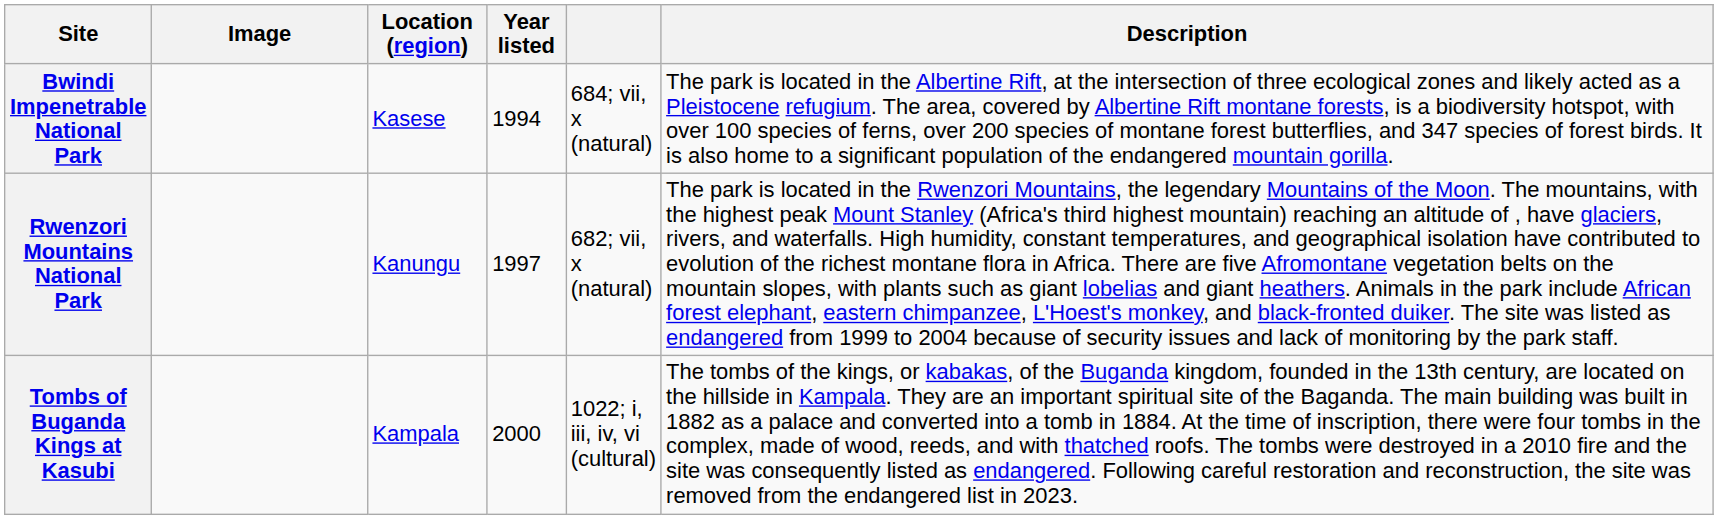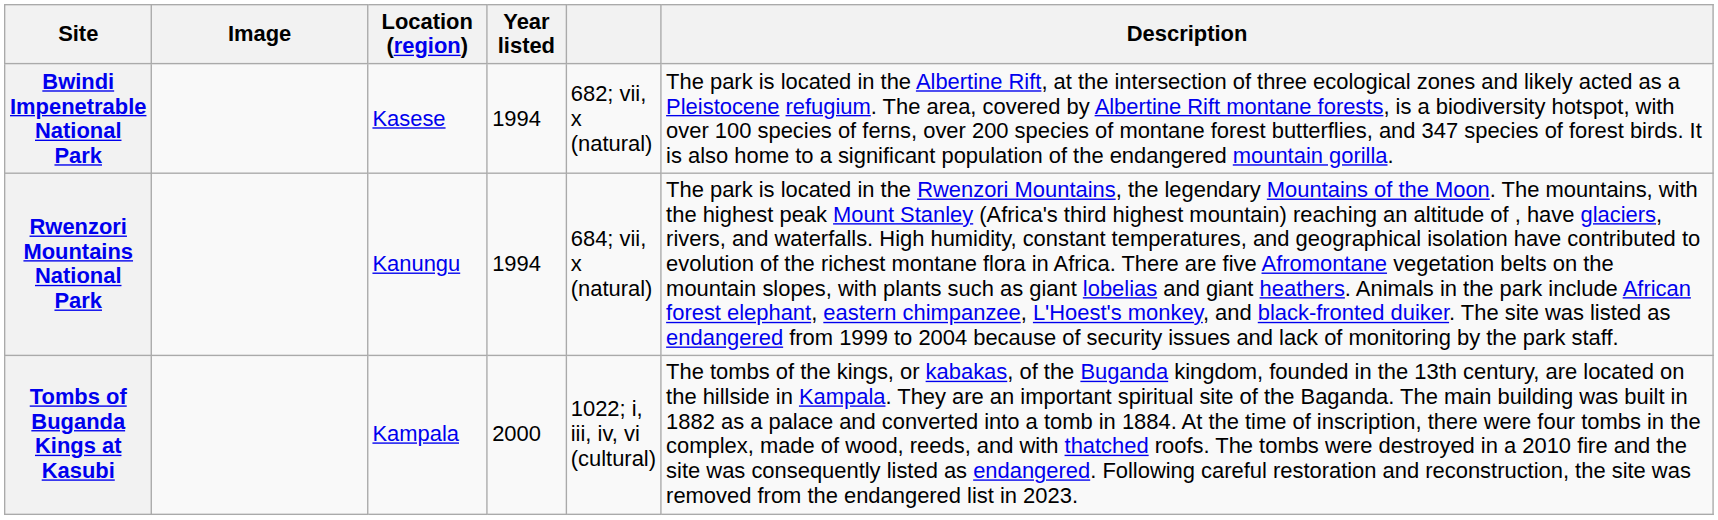(612, 118) 684; vii, x (natural) -> (612, 118) 682; vii, x (natural)
(517, 264) 1997 -> (517, 264) 1994
(612, 264) 682; vii, x (natural) -> (612, 264) 684; vii, x (natural)
